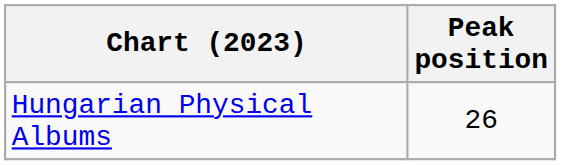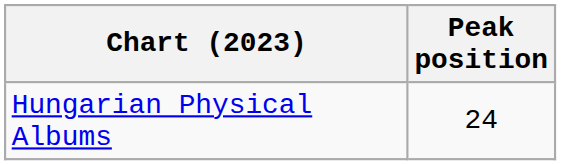(481, 121) 26 -> (481, 121) 24
